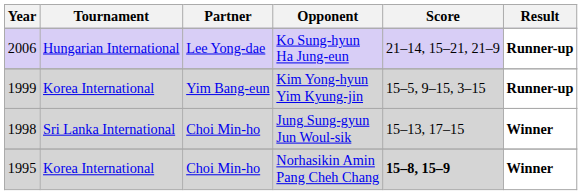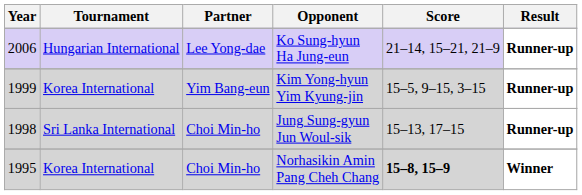(530, 129) Winner -> (540, 129) Runner-up
